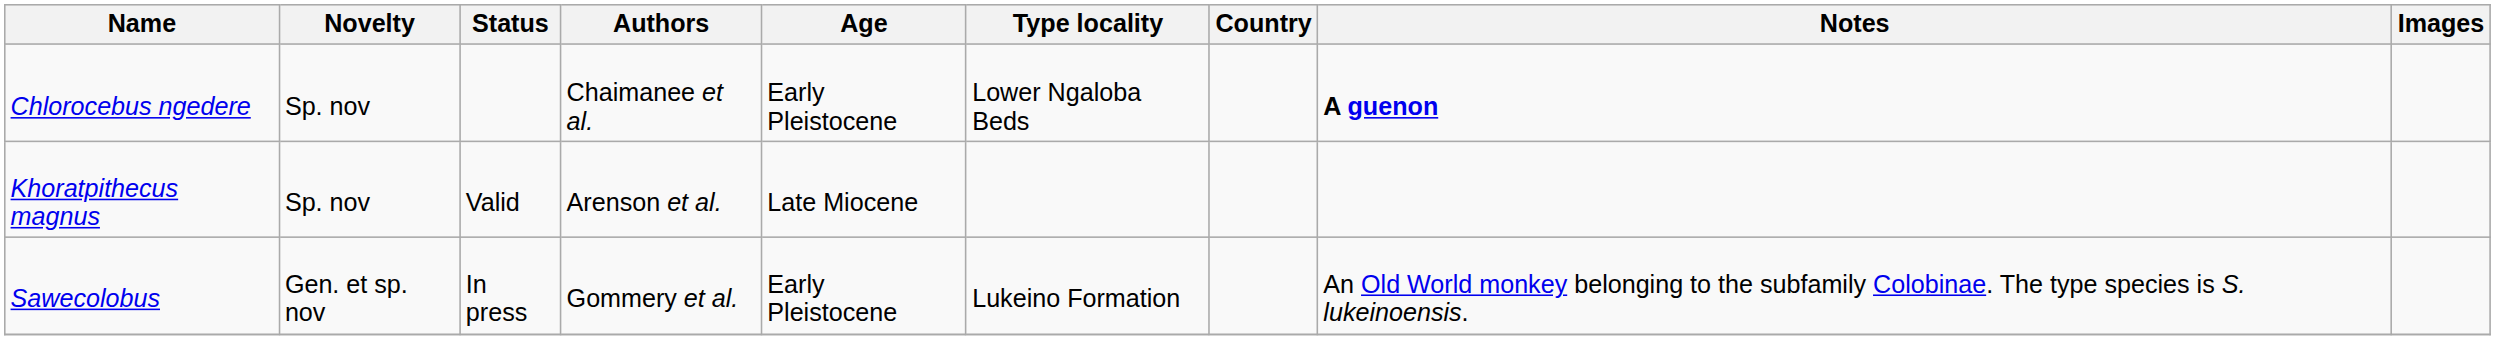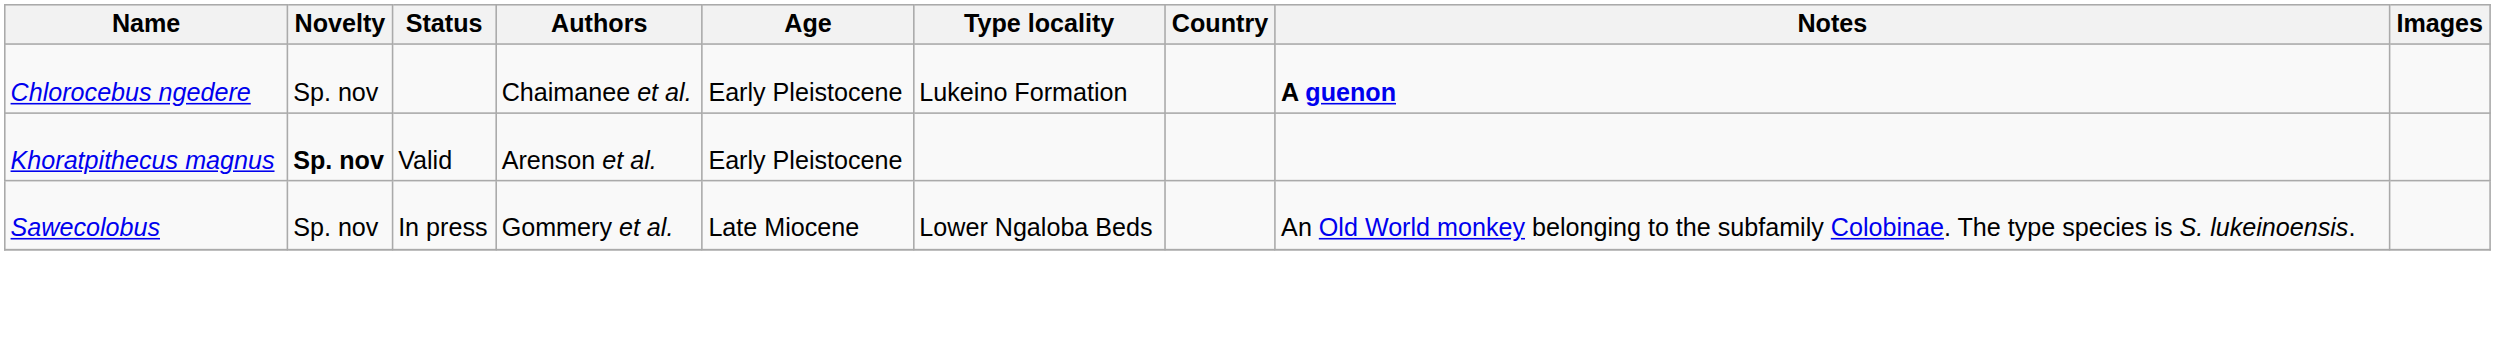(1057, 106) Lower Ngaloba Beds -> (1023, 92) Lukeino Formation
(327, 203) normal -> (339, 160) bold
(843, 203) Late Miocene -> (805, 160) Early Pleistocene
(346, 299) Gen. et sp. nov -> (336, 228) Sp. nov
(832, 299) Early Pleistocene -> (784, 228) Late Miocene
(1076, 299) Lukeino Formation -> (1036, 228) Lower Ngaloba Beds
